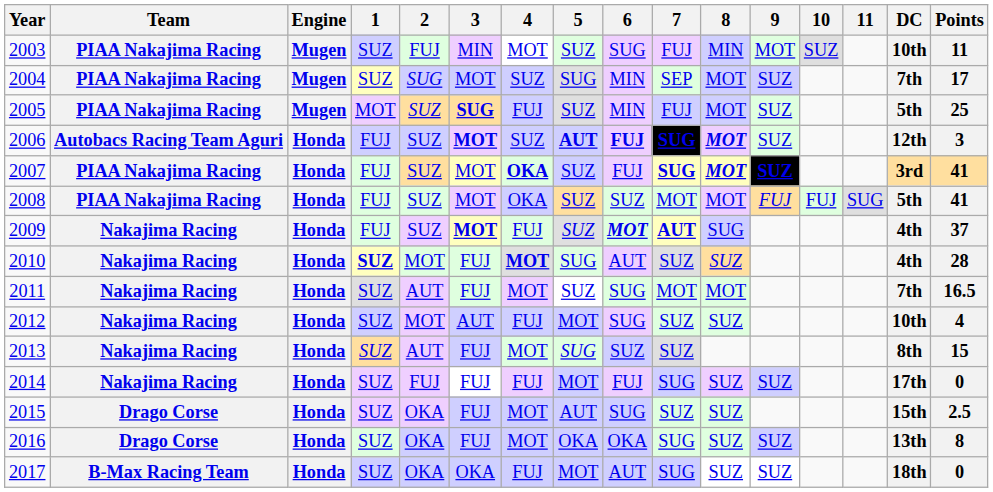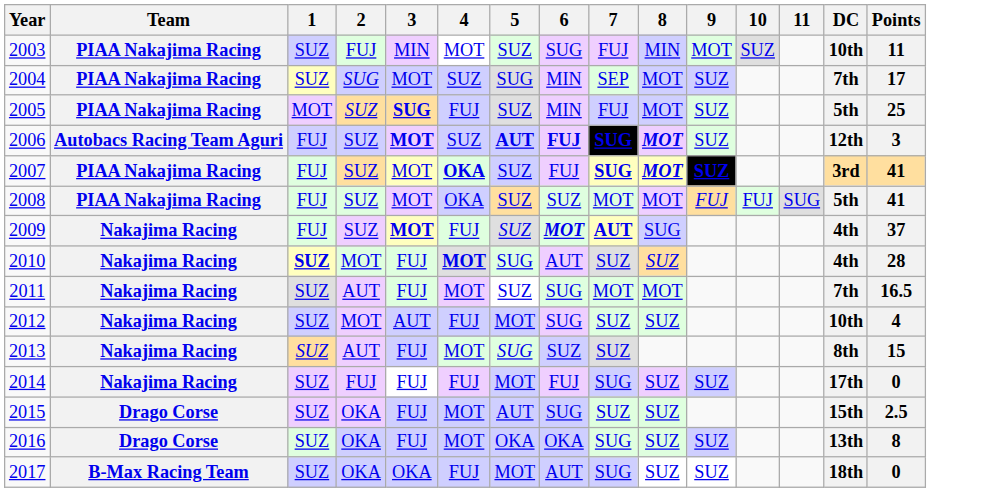- column: (319, 19)
